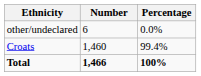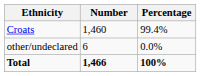rows swapped: (21, 46) <-> (42, 29)
